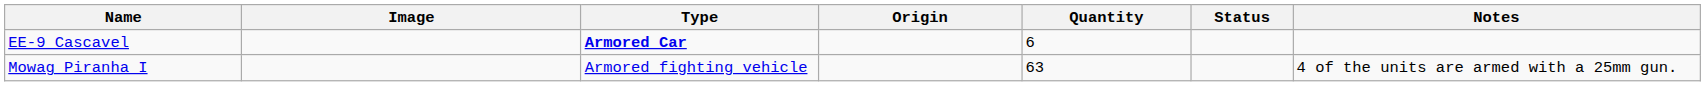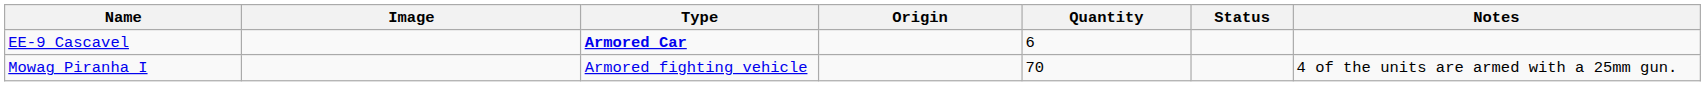(1035, 68) 63 -> (1035, 68) 70
